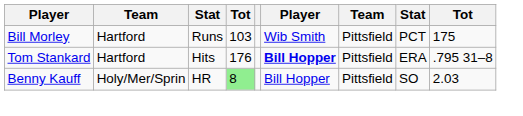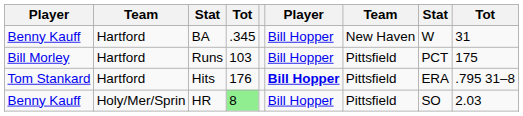+ row: (201, 36)
(295, 36) Wib Smith -> (301, 57) Bill Hopper
